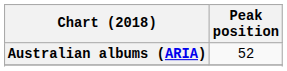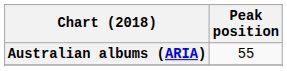(246, 54) 52 -> (246, 54) 55
